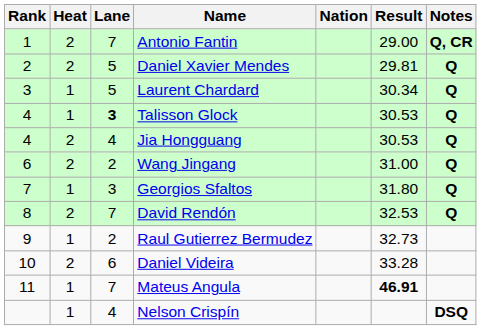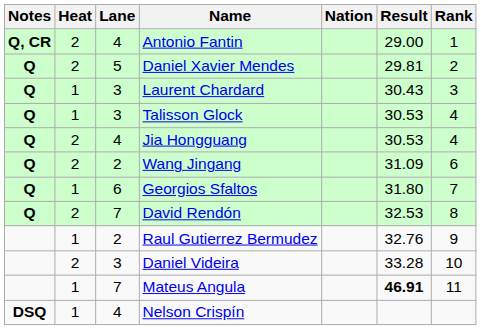columns swapped: (27, 16) <-> (451, 16)
(112, 41) 7 -> (117, 41) 4
(112, 90) 5 -> (117, 90) 3
(399, 90) 30.34 -> (404, 90) 30.43
(112, 115) bold -> (117, 115) normal
(399, 164) 31.00 -> (404, 164) 31.09
(112, 189) 3 -> (117, 189) 6
(399, 238) 32.73 -> (404, 238) 32.76
(112, 262) 6 -> (117, 262) 3
